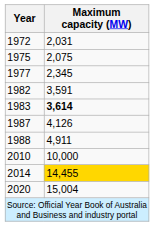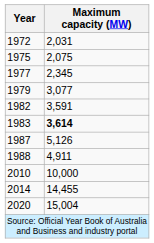+ row: (19, 90)
(60, 123) 4,126 -> (60, 140) 5,126
(62, 173) gold background -> (62, 189) no background
